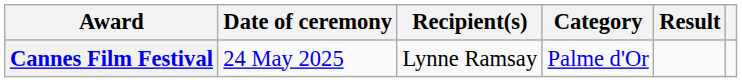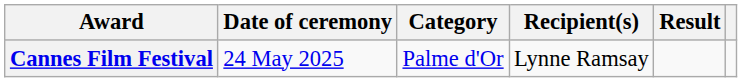columns swapped: (598, 22) <-> (470, 22)
